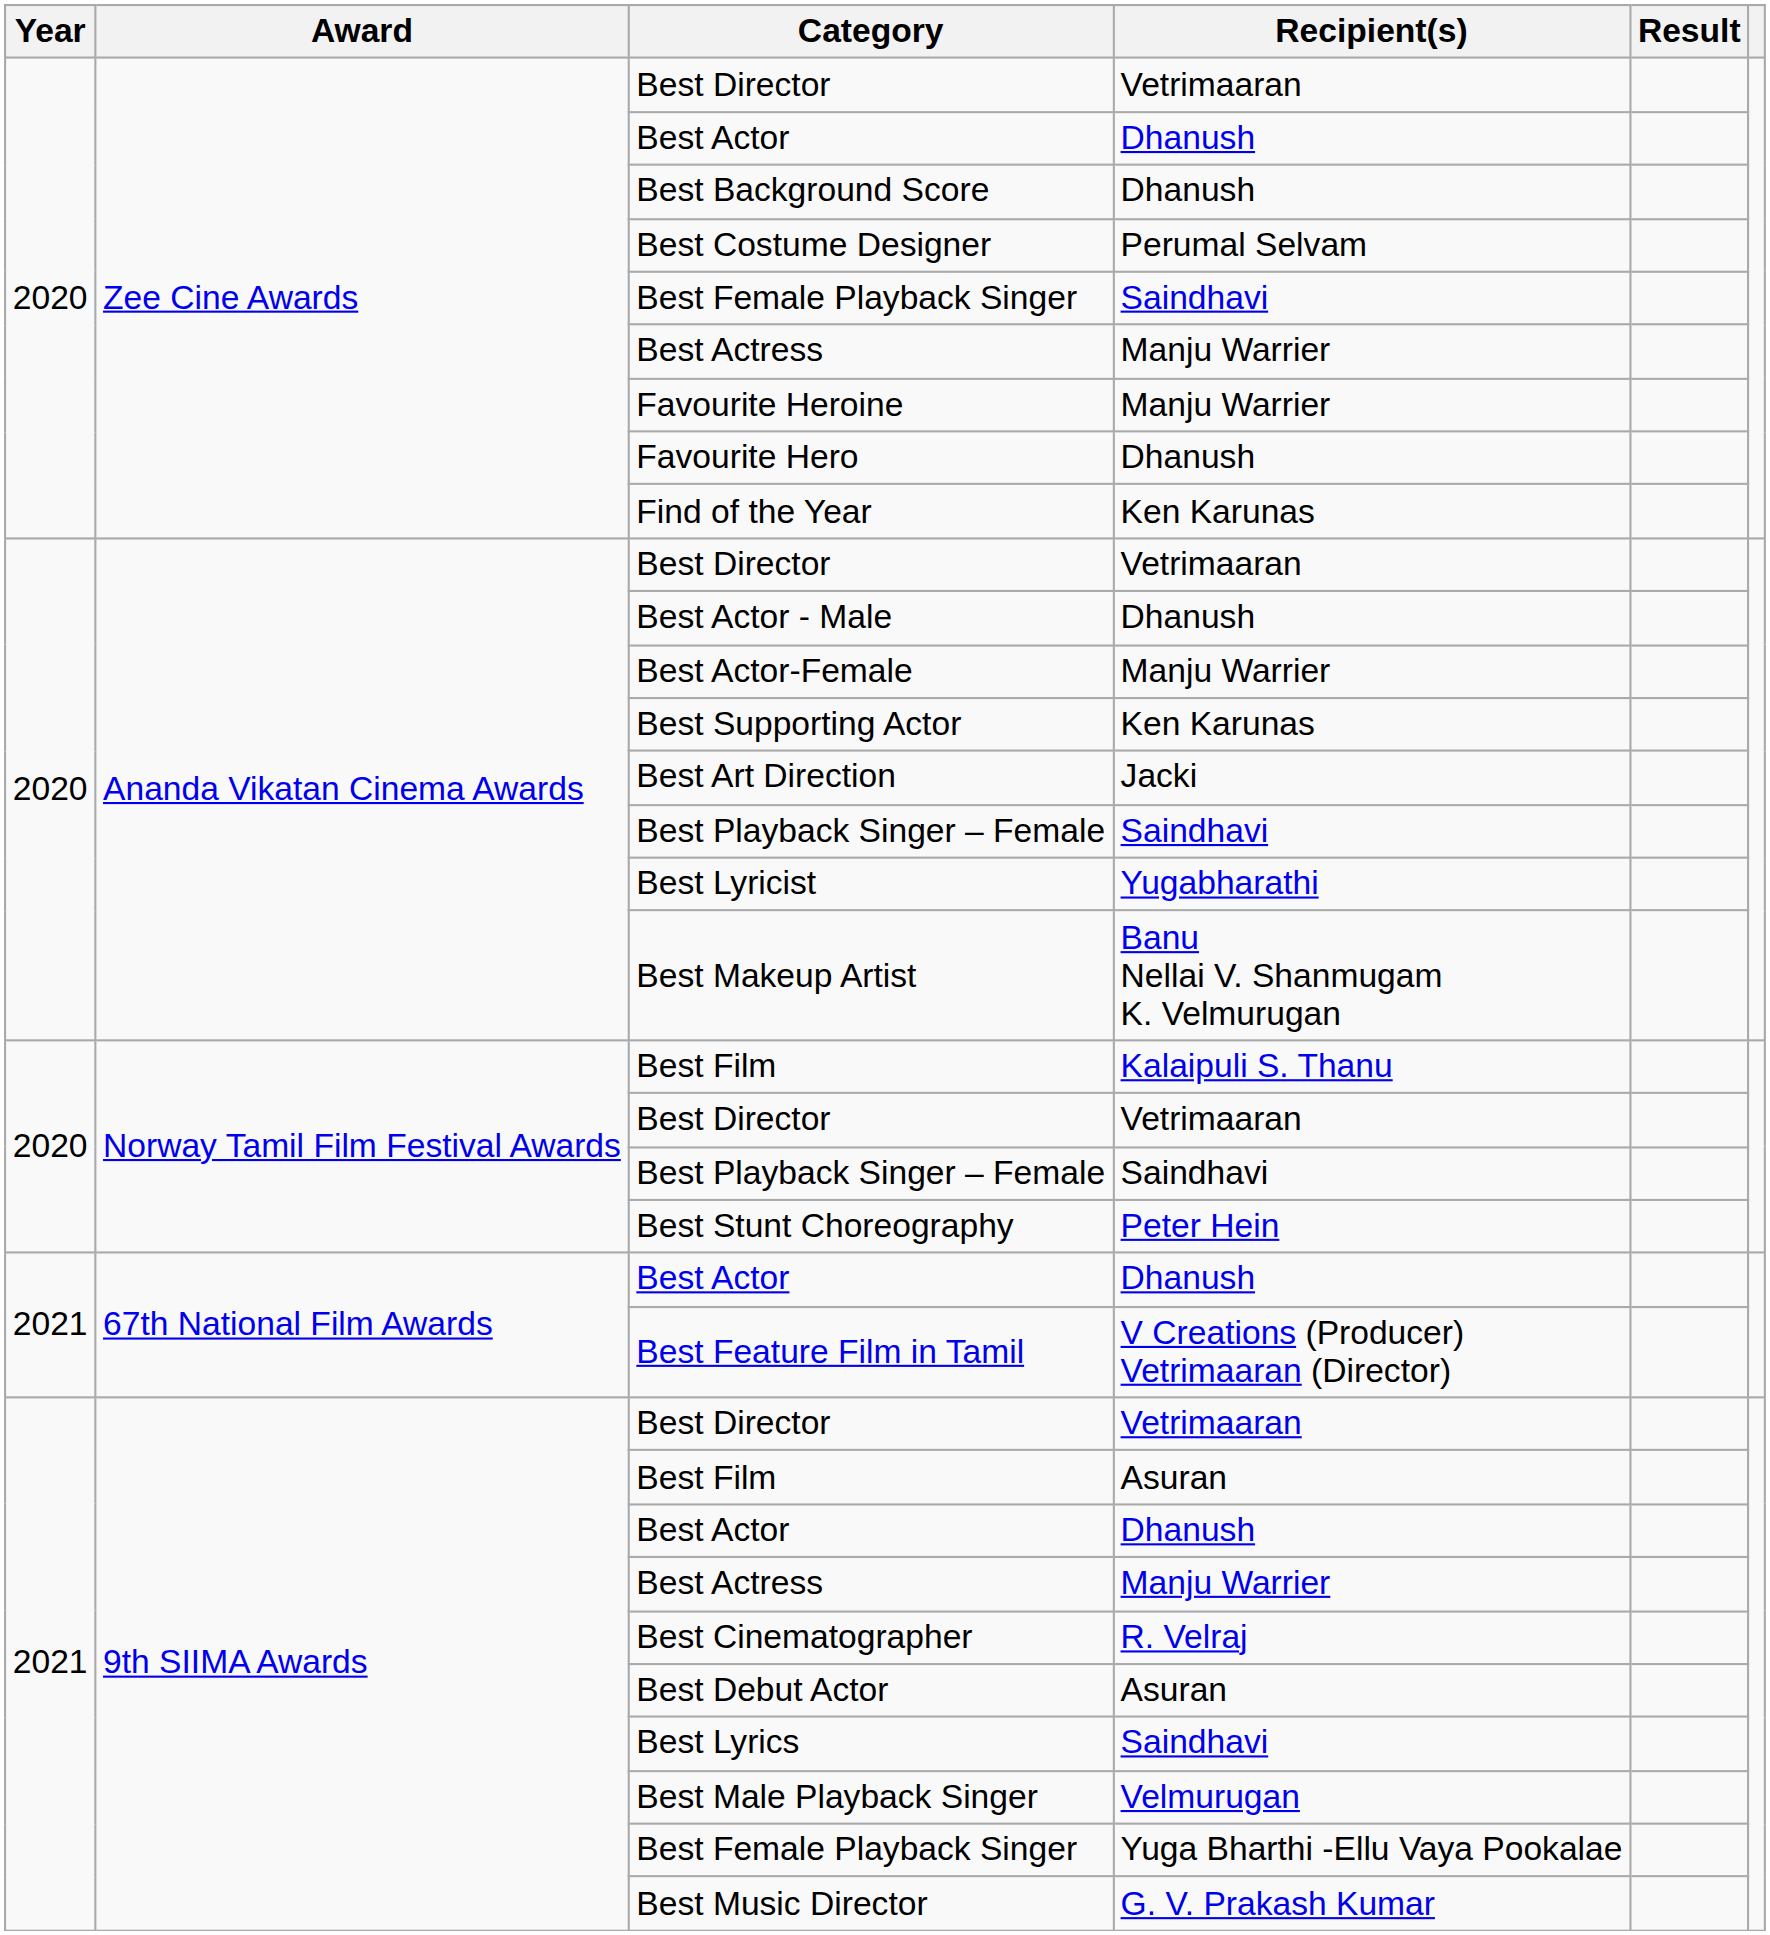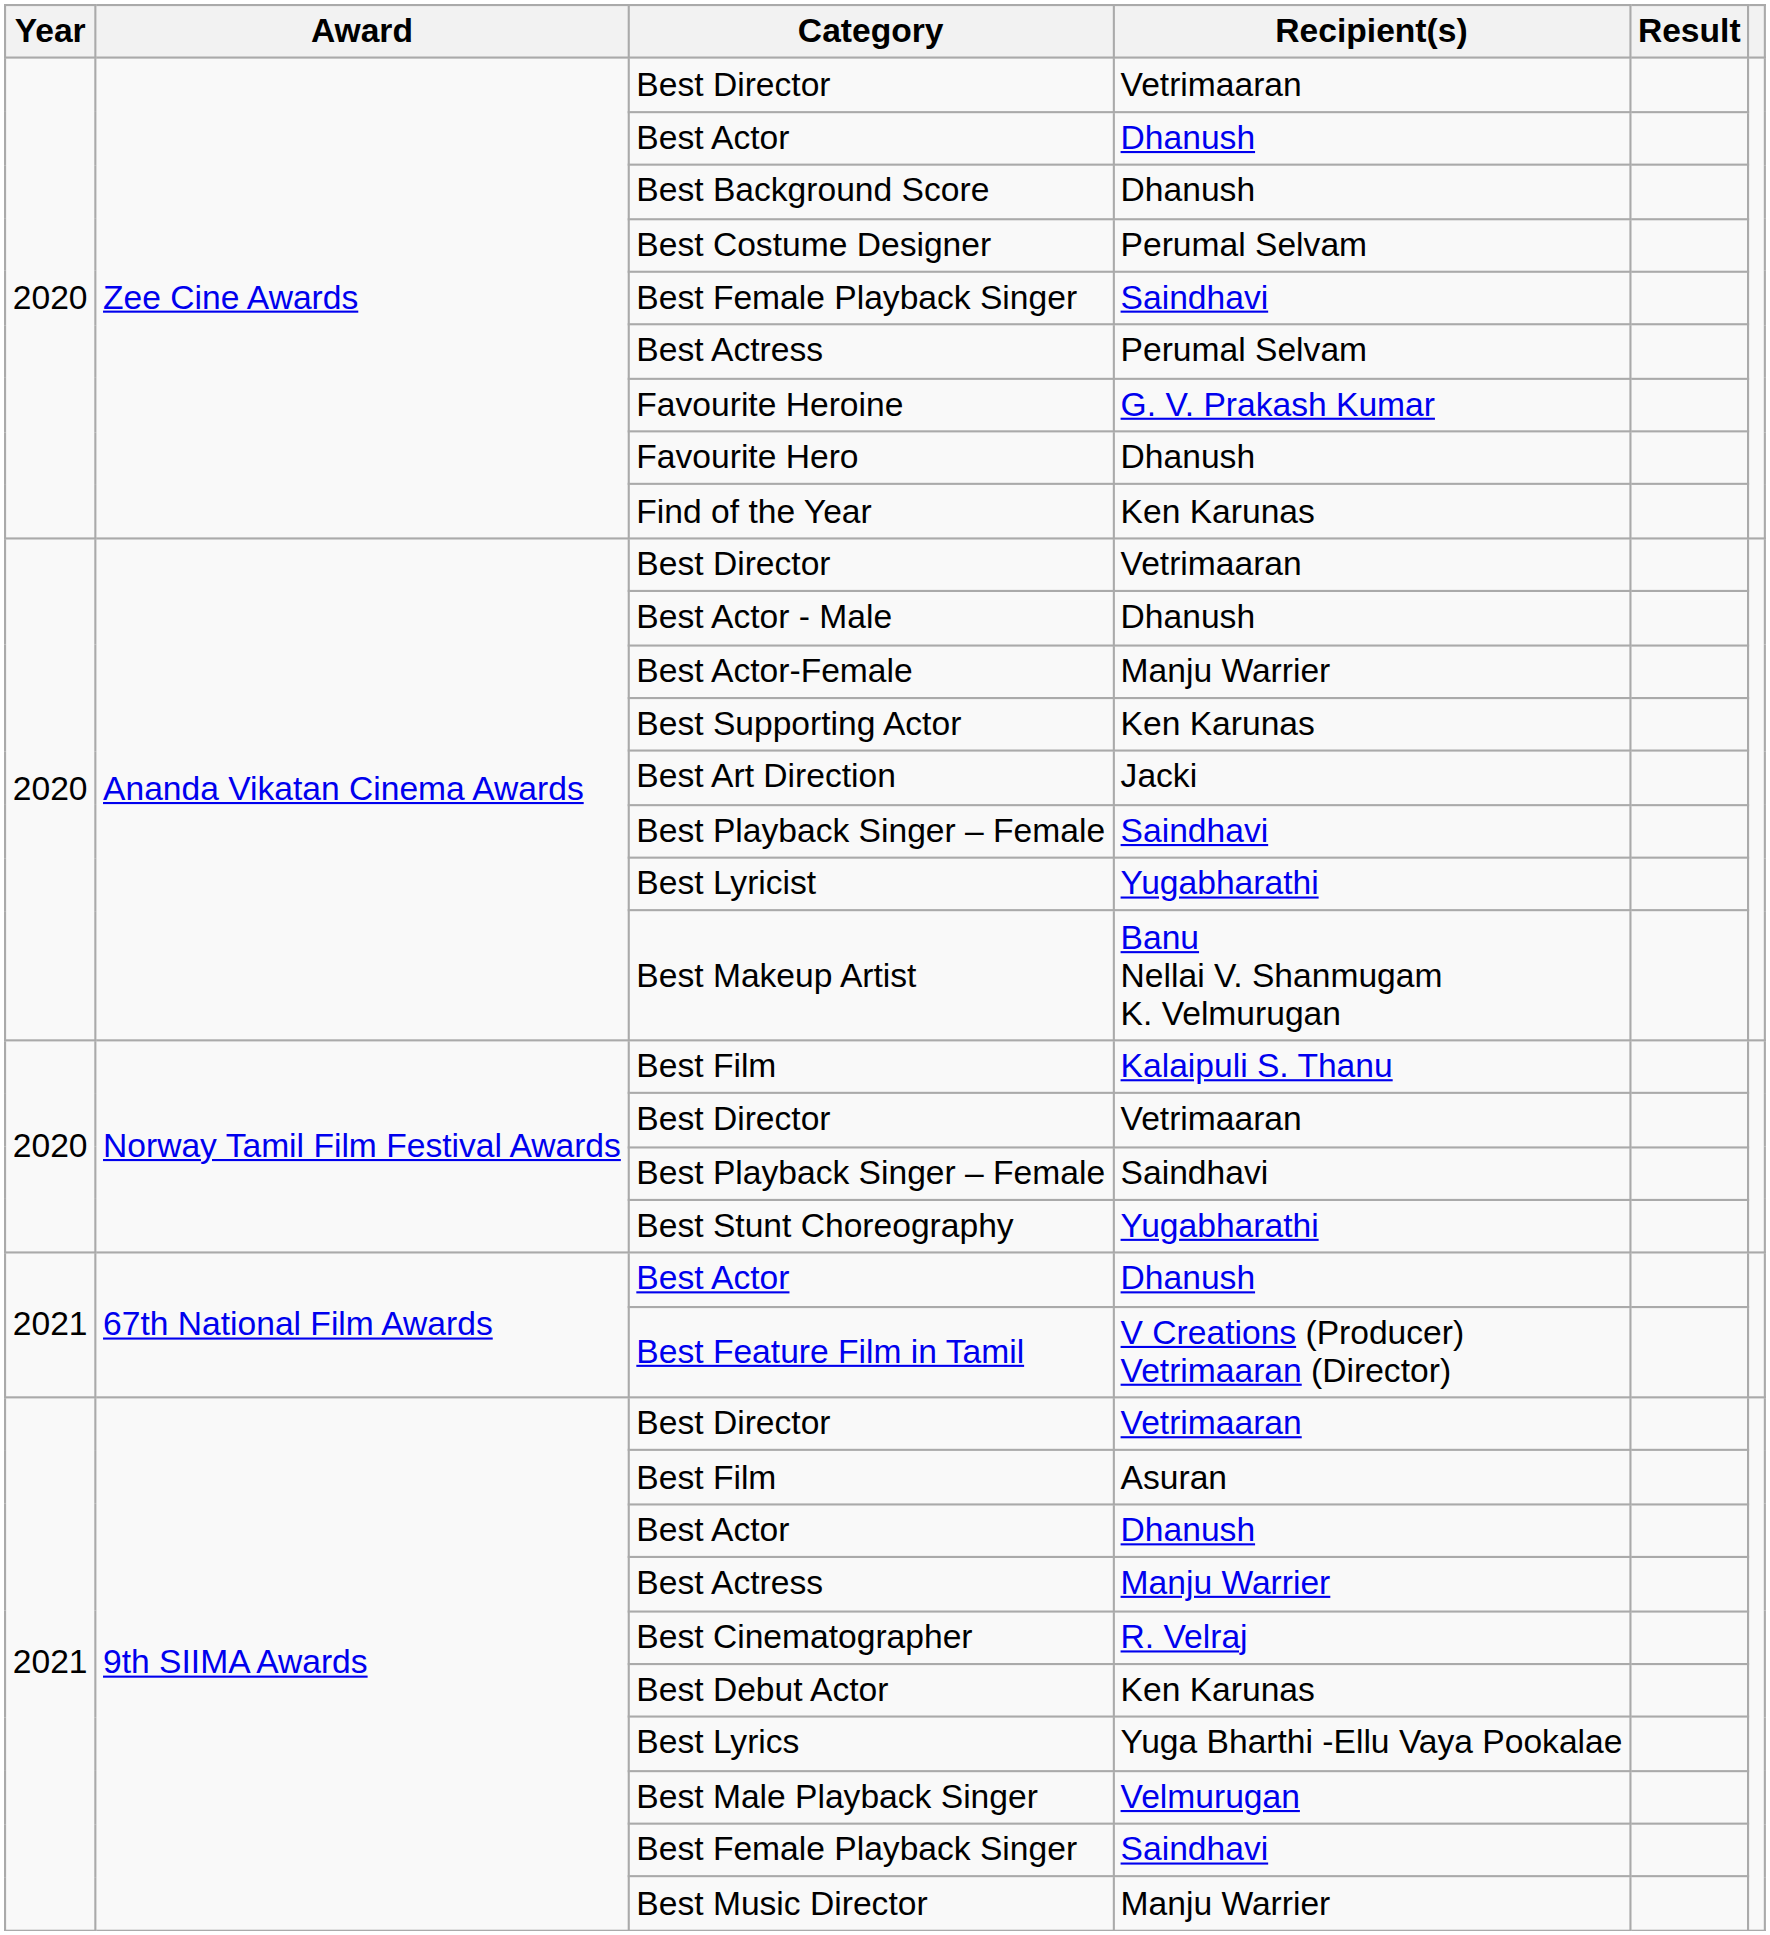(1225, 350) Manju Warrier -> (1244, 350) Perumal Selvam
(1225, 404) Manju Warrier -> (1278, 404) G. V. Prakash Kumar
(1200, 1225) Peter Hein -> (1220, 1225) Yugabharathi
(1174, 1689) Asuran -> (1218, 1689) Ken Karunas
(1194, 1743) Saindhavi -> (1371, 1743) Yuga Bharthi -Ellu Vaya Pookalae
(1371, 1849) Yuga Bharthi -Ellu Vaya Pookalae -> (1194, 1849) Saindhavi
(1278, 1903) G. V. Prakash Kumar -> (1225, 1903) Manju Warrier
